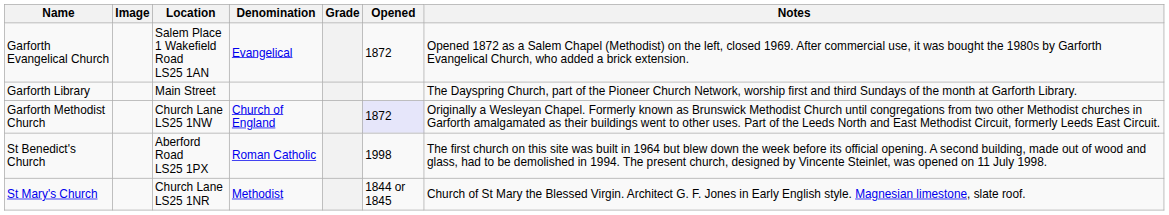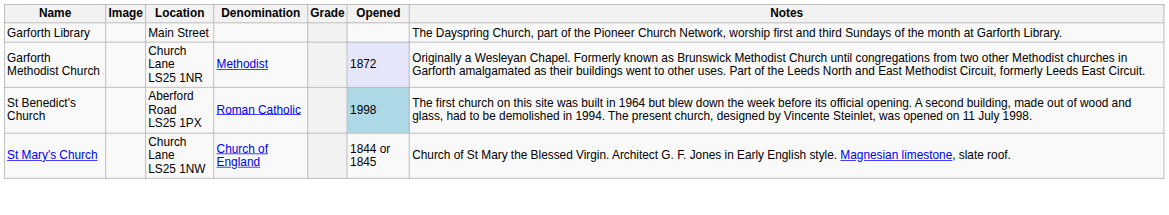- row: (58, 52)
(189, 116) Church Lane LS25 1NW -> (176, 64) Church Lane LS25 1NR
(258, 116) Church of England -> (242, 64) Methodist
(378, 155) no background -> (363, 110) lightblue background
(189, 194) Church Lane LS25 1NR -> (177, 155) Church Lane LS25 1NW
(258, 194) Methodist -> (242, 155) Church of England
